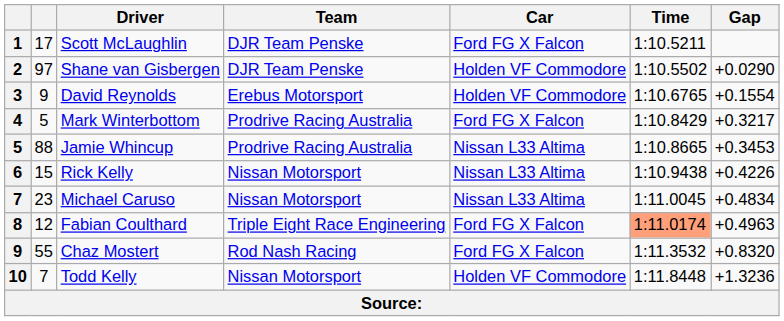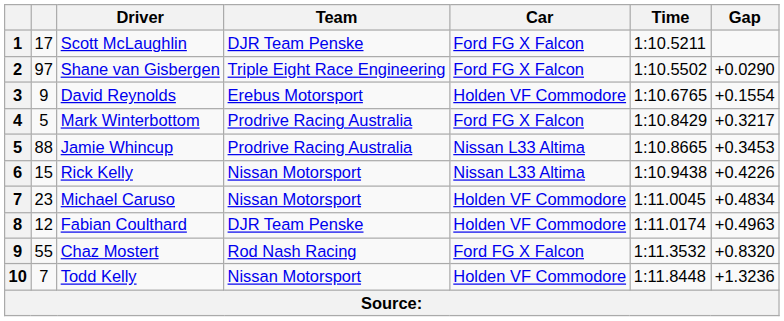(296, 69) DJR Team Penske -> (337, 69) Triple Eight Race Engineering
(540, 69) Holden VF Commodore -> (519, 69) Ford FG X Falcon
(519, 199) Nissan L33 Altima -> (540, 199) Holden VF Commodore
(337, 225) Triple Eight Race Engineering -> (296, 225) DJR Team Penske
(519, 225) Ford FG X Falcon -> (540, 225) Holden VF Commodore
(670, 225) lightsalmon background -> (670, 225) no background
